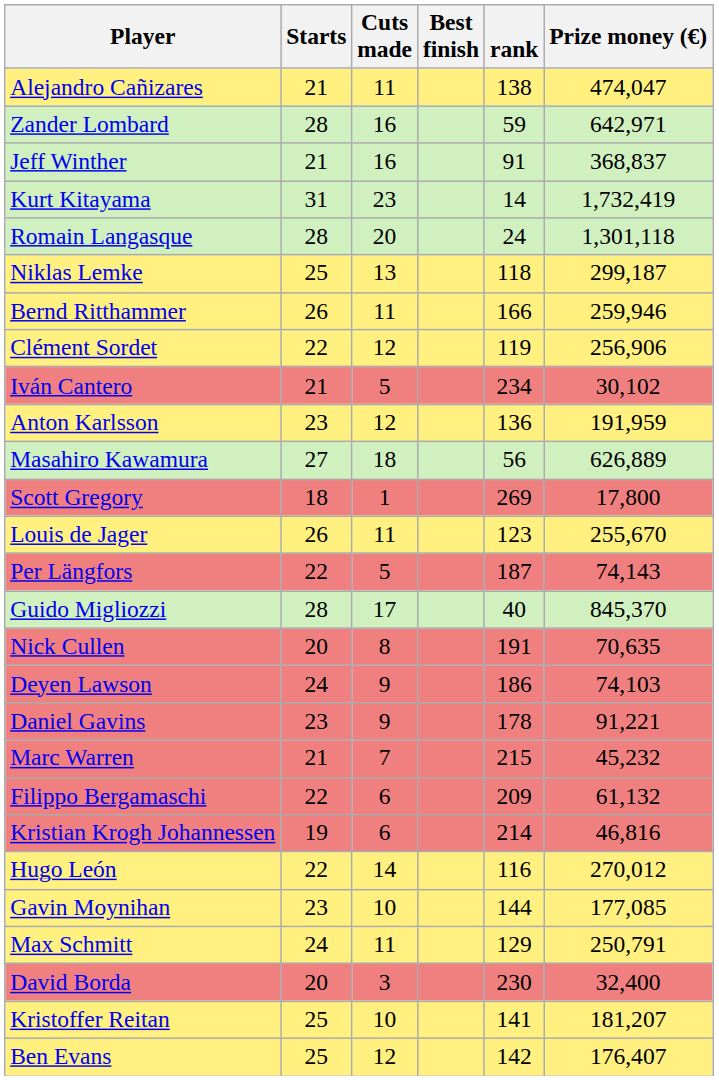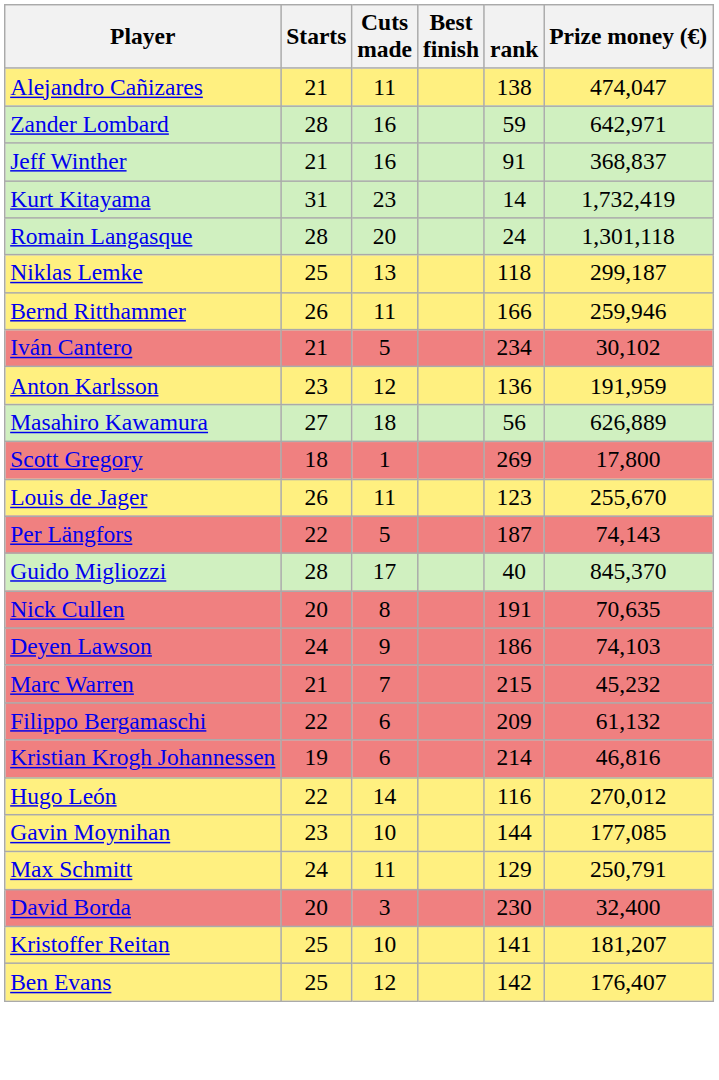- row: (84, 348)
- row: (78, 721)
